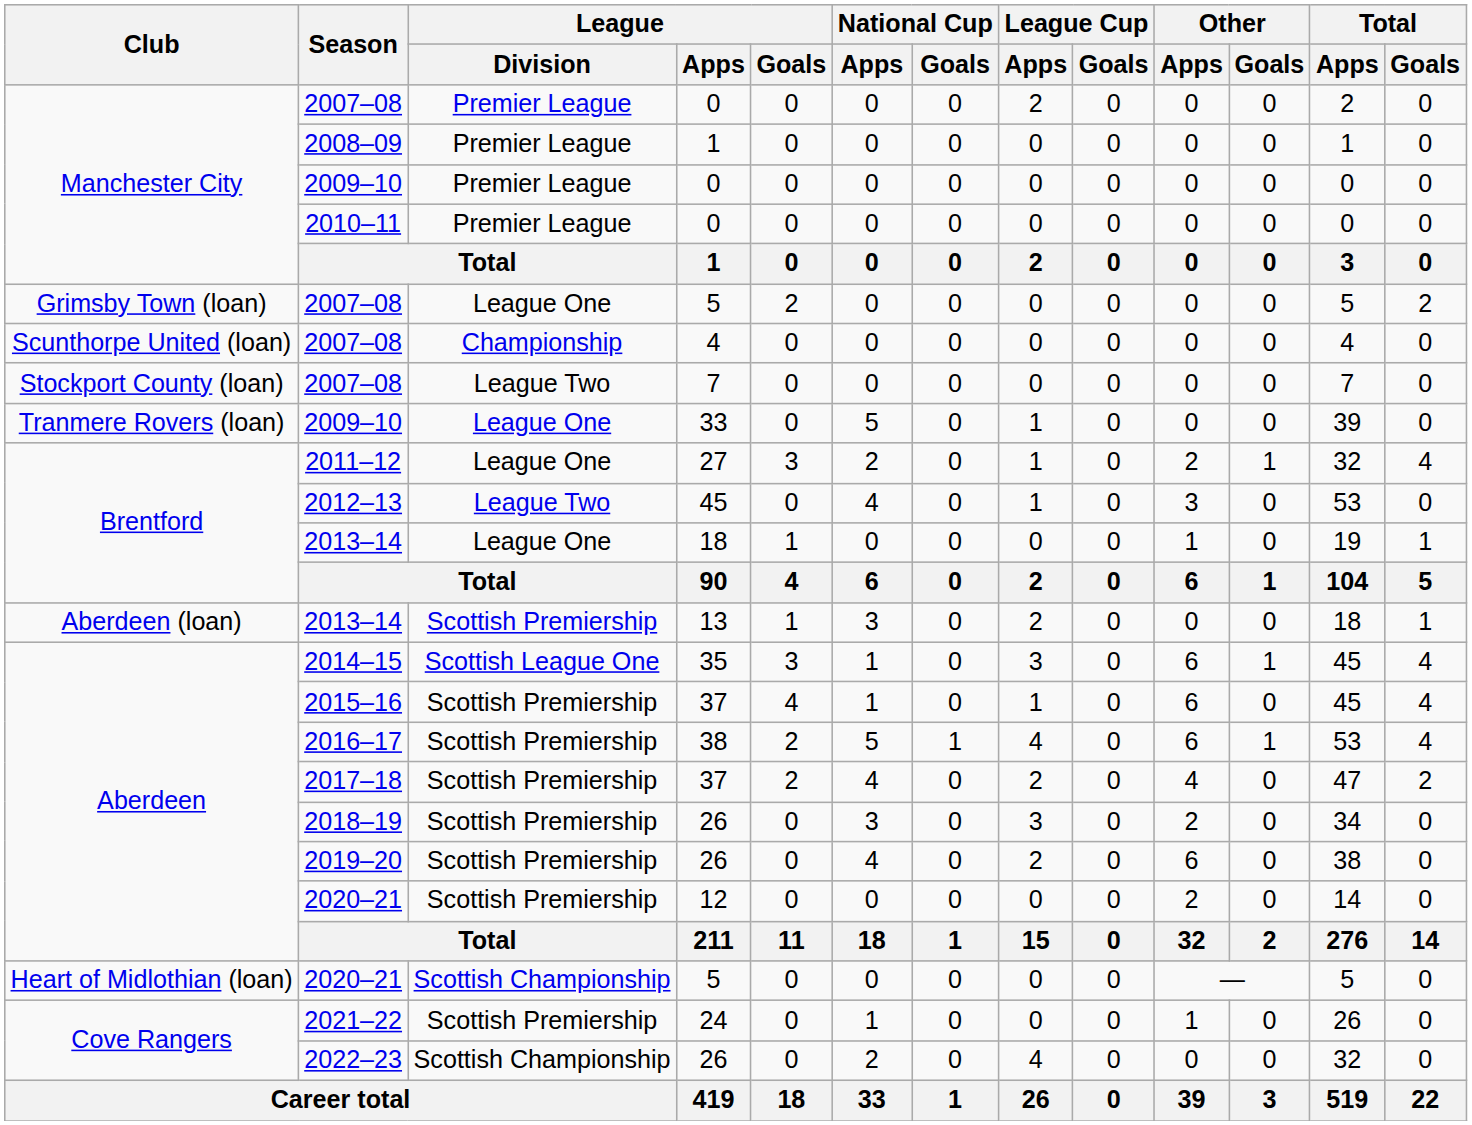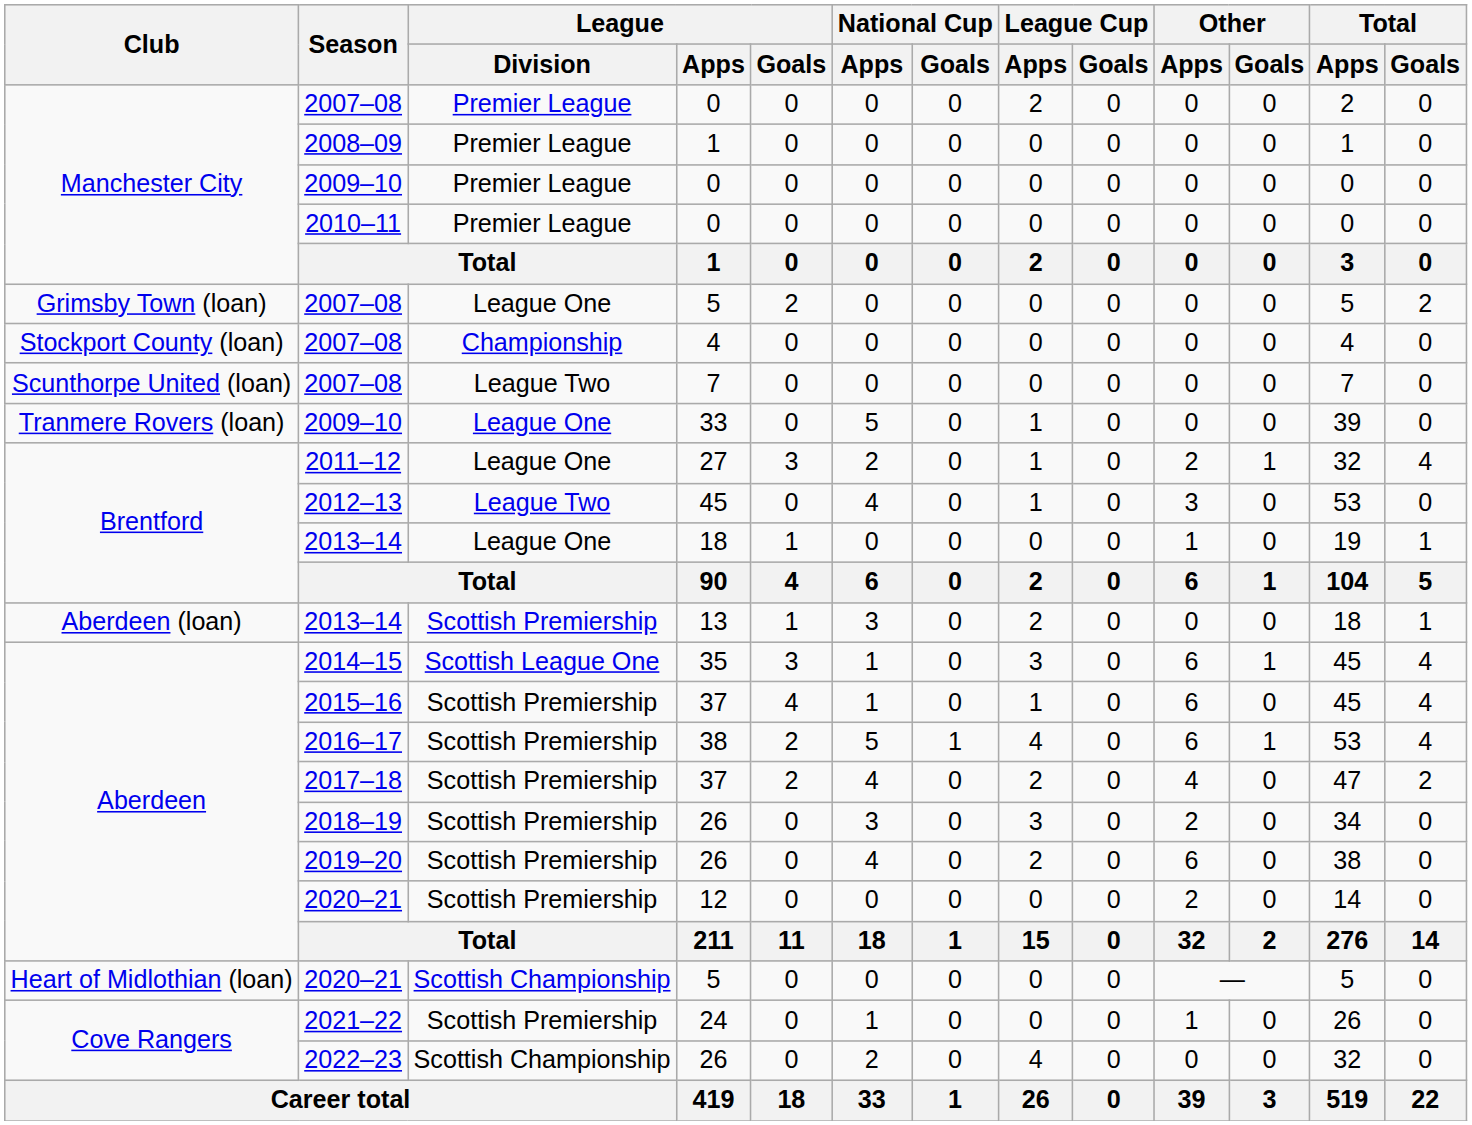(152, 343) Scunthorpe United (loan) -> (152, 343) Stockport County (loan)
(152, 382) Stockport County (loan) -> (152, 382) Scunthorpe United (loan)
